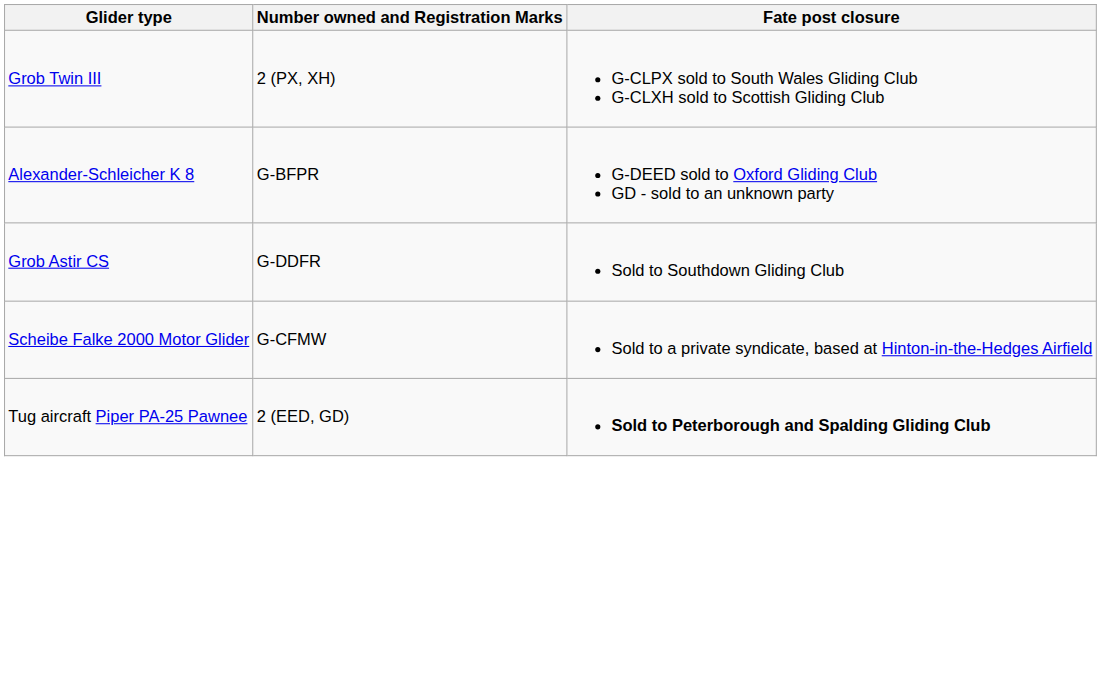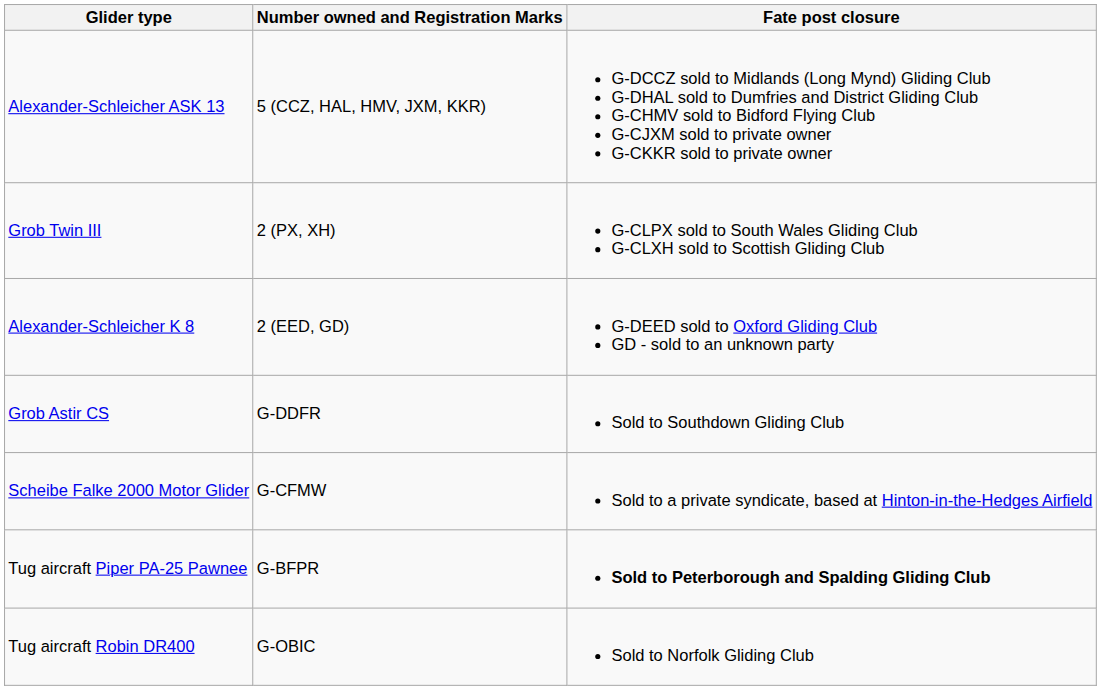+ row: (116, 106)
(288, 174) G-BFPR -> (303, 326) 2 (EED, GD)
(303, 417) 2 (EED, GD) -> (288, 568) G-BFPR
+ row: (101, 646)
